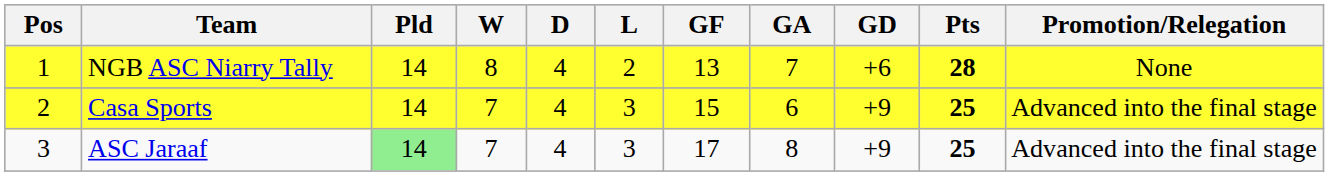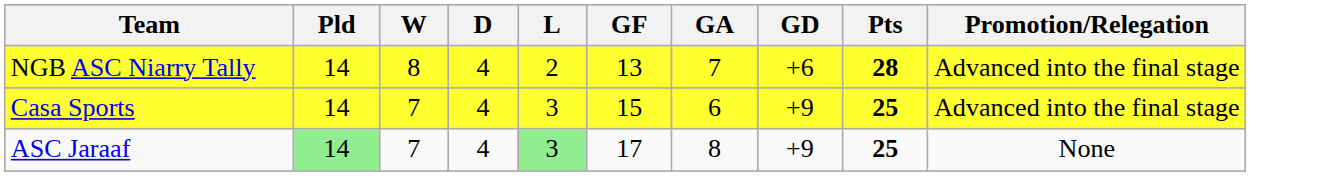- column: (43, 25)
(1164, 66) None -> (1087, 66) Advanced into the final stage
(629, 149) no background -> (552, 149) lightgreen background
(1164, 149) Advanced into the final stage -> (1087, 149) None
